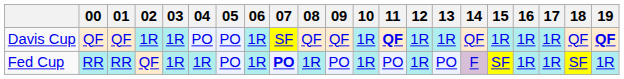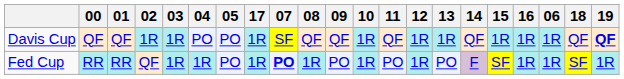columns swapped: (257, 16) <-> (552, 16)
(393, 39) bold -> (393, 39) normal
